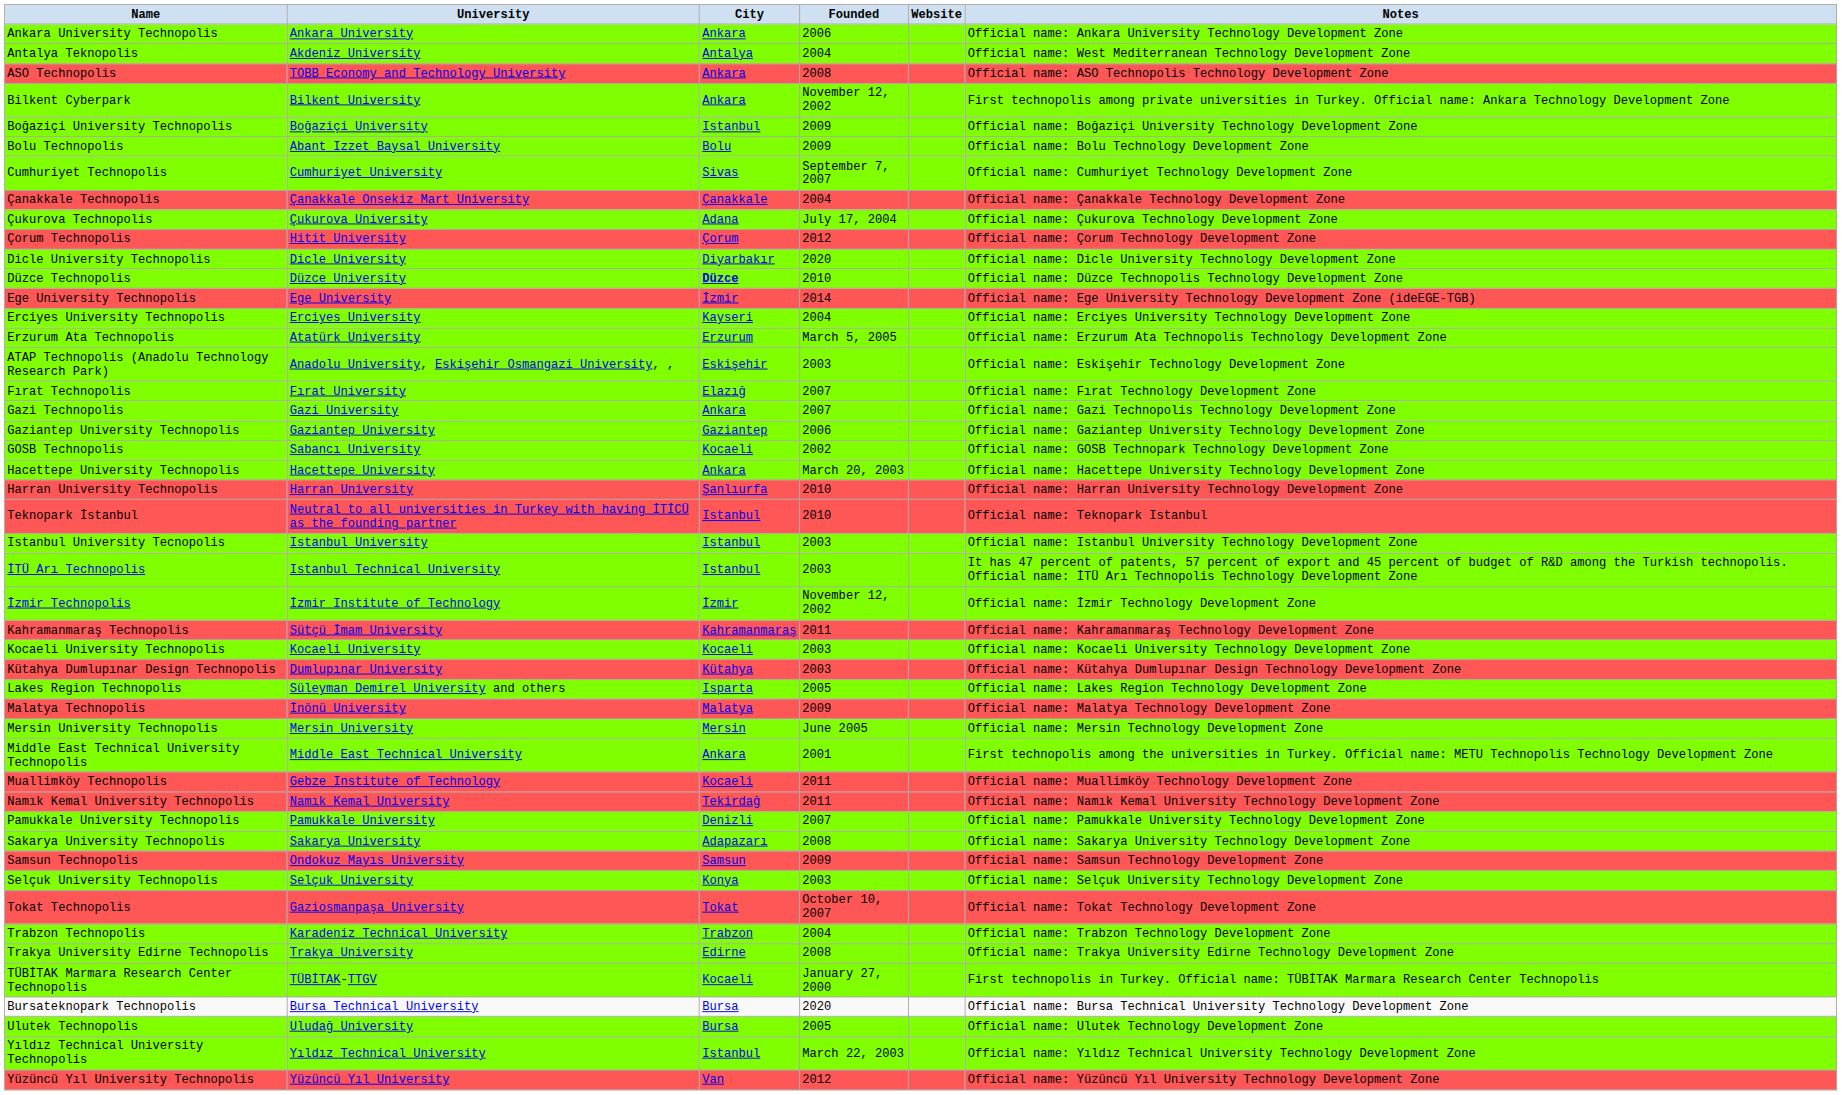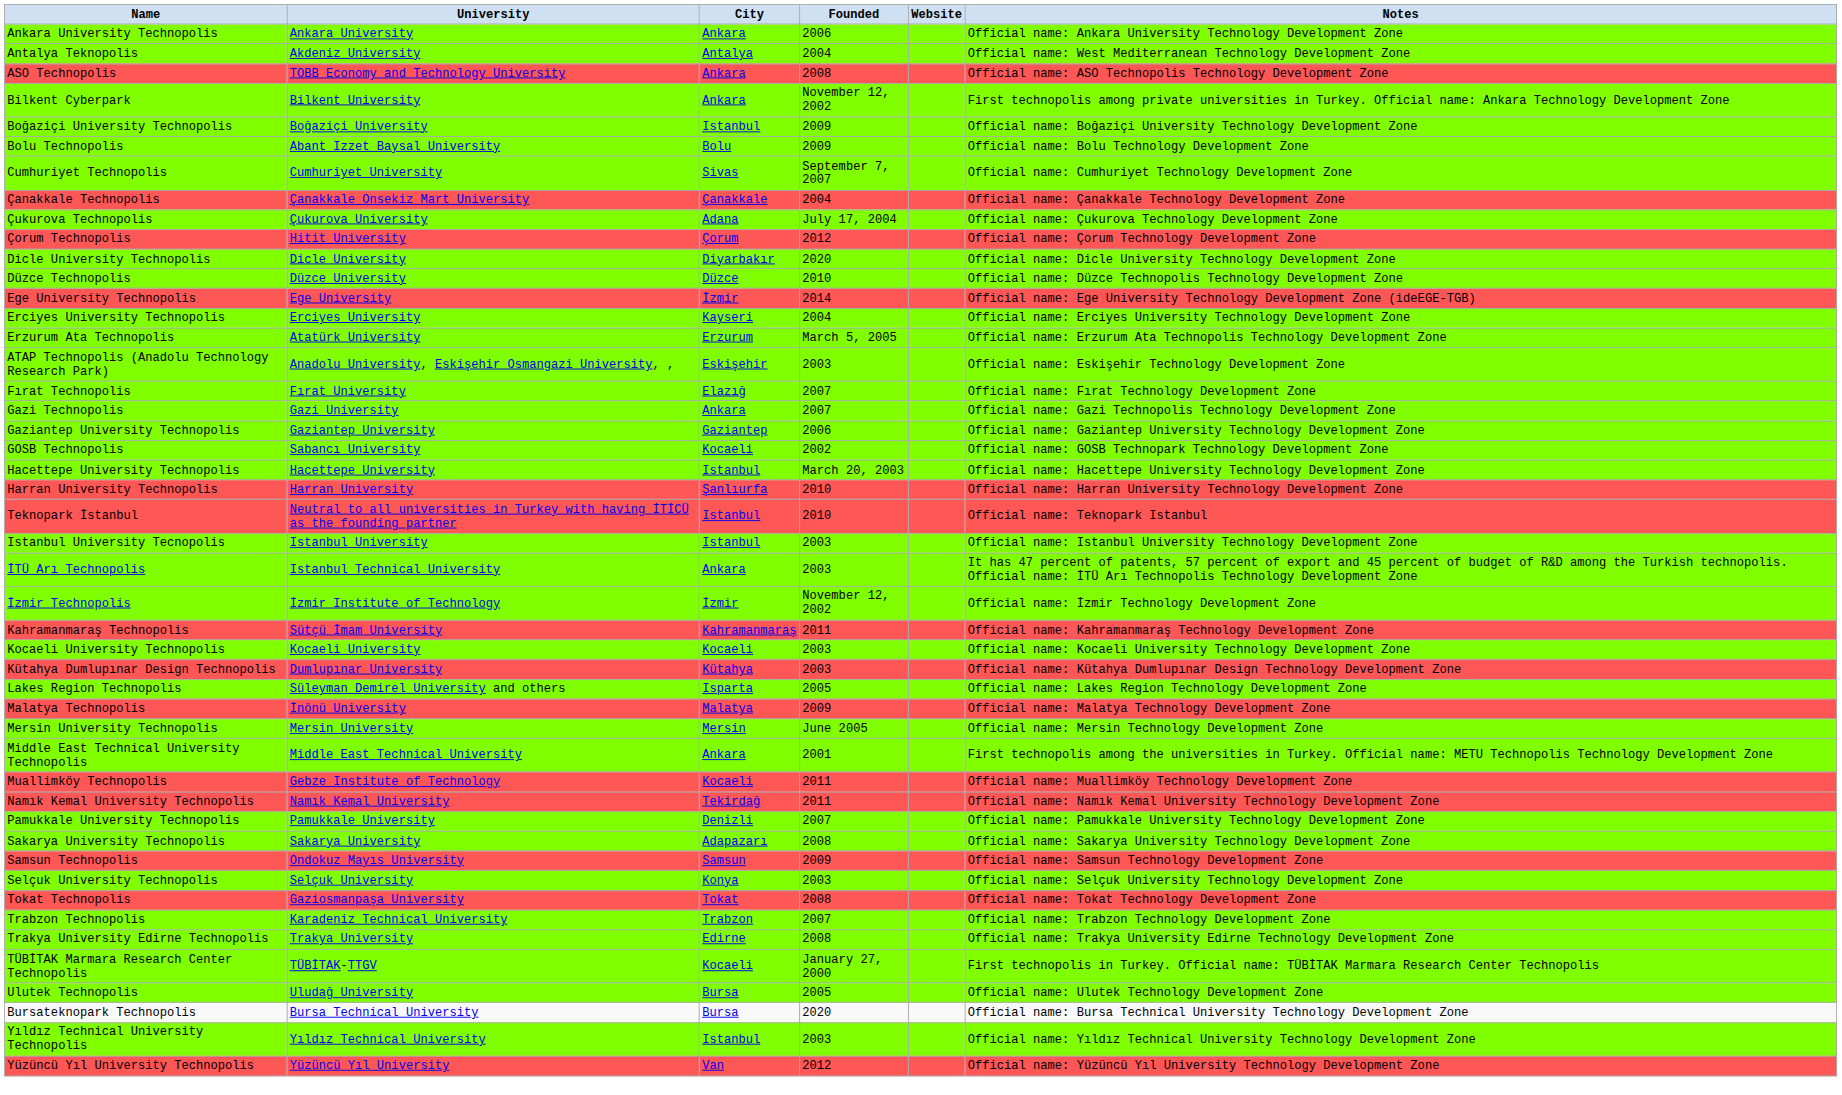(720, 279) bold -> (720, 279) normal
(724, 470) Ankara -> (731, 470) Istanbul
(731, 570) Istanbul -> (724, 570) Ankara
(842, 907) October 10, 2007 -> (817, 900) 2008
(817, 934) 2004 -> (817, 920) 2007
rows swapped: (73, 1027) <-> (102, 1007)
(853, 1053) March 22, 2003 -> (817, 1039) 2003
